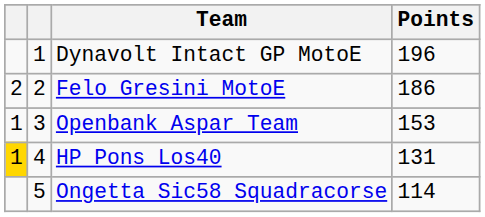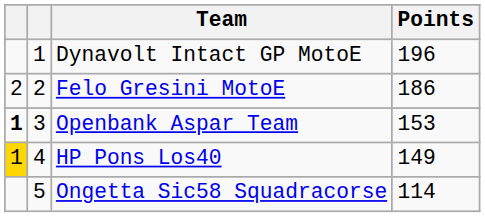(16, 125) normal -> (16, 125) bold
(417, 160) 131 -> (417, 160) 149
